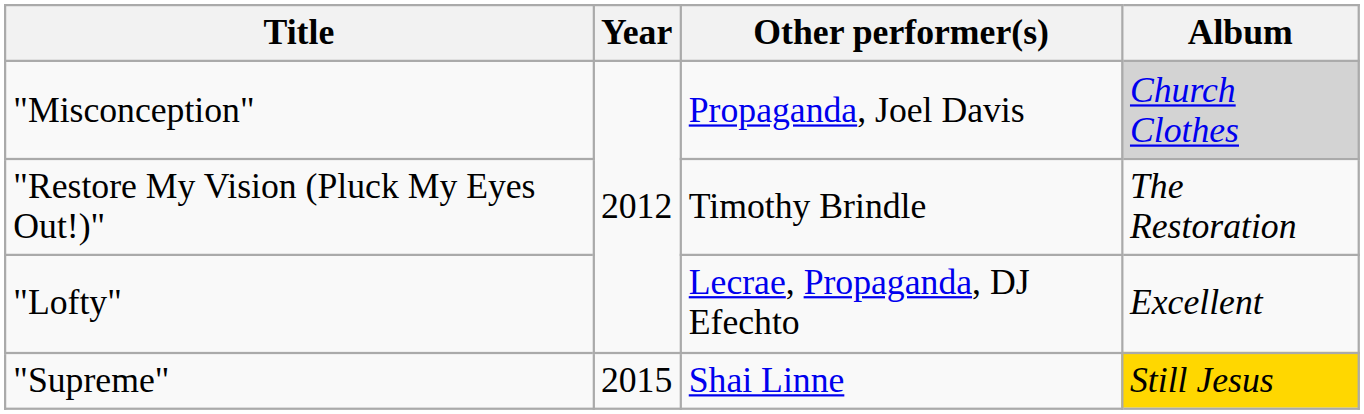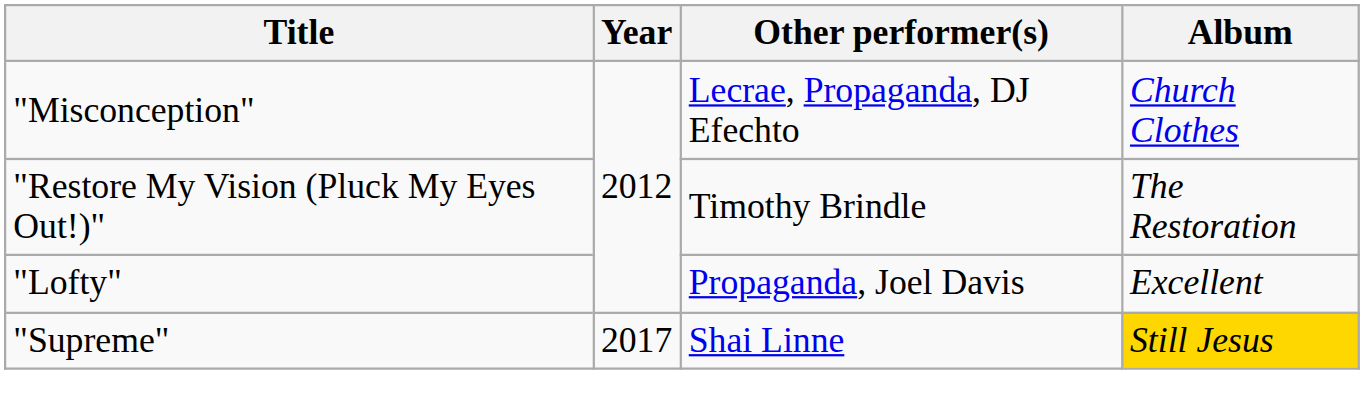(857, 109) Propaganda, Joel Davis -> (859, 109) Lecrae, Propaganda, DJ Efechto
(1184, 109) lightgrey background -> (1184, 109) no background
(859, 302) Lecrae, Propaganda, DJ Efechto -> (857, 282) Propaganda, Joel Davis
(637, 379) 2015 -> (637, 339) 2017
